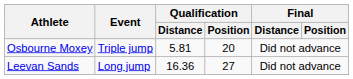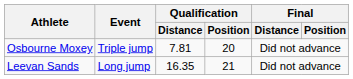(180, 48) 5.81 -> (180, 48) 7.81
(180, 66) 16.36 -> (180, 66) 16.35
(228, 66) 27 -> (228, 66) 21
